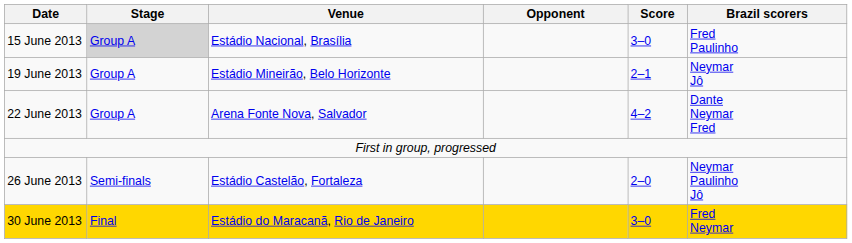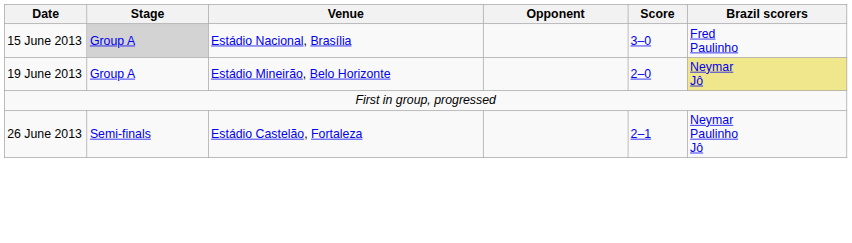(641, 74) 2–1 -> (641, 74) 2–0
(712, 74) no background -> (712, 74) khaki background
- row: (45, 114)
(641, 181) 2–0 -> (641, 134) 2–1
- row: (45, 221)
